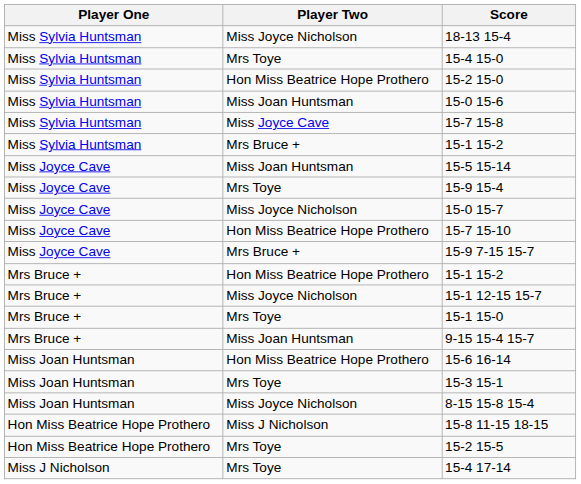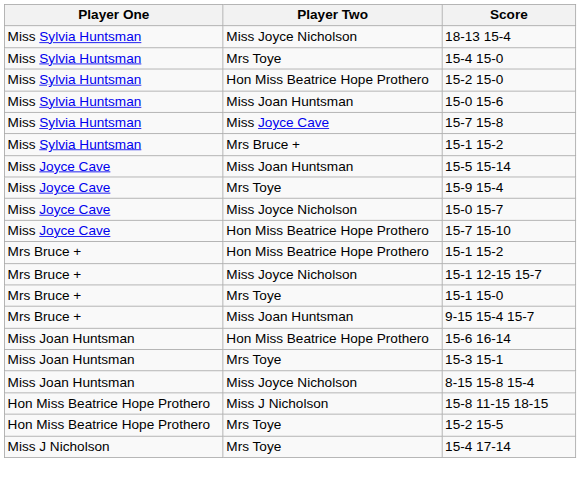- row: (263, 252)
